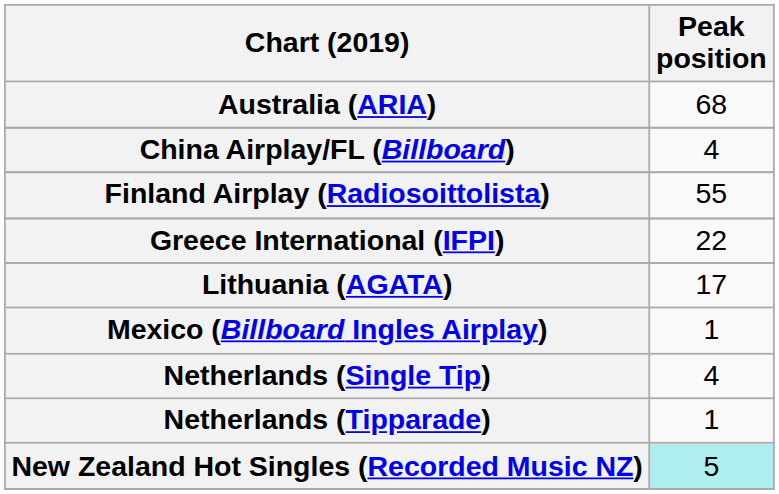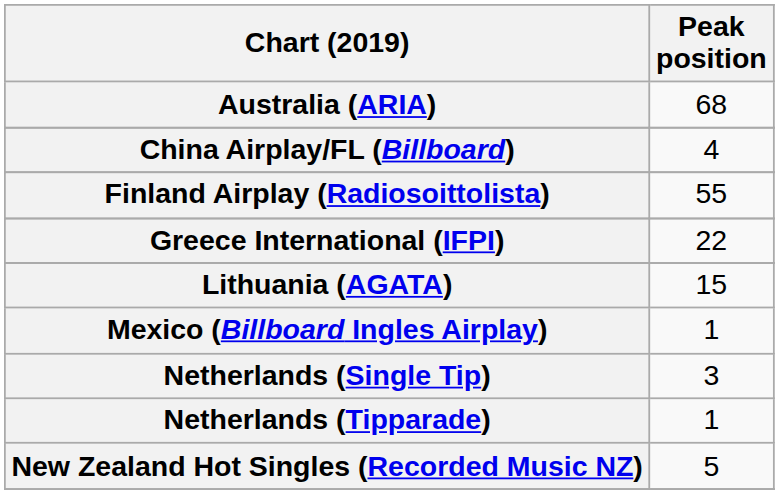(711, 284) 17 -> (711, 284) 15
(711, 375) 4 -> (711, 375) 3
(711, 465) paleturquoise background -> (711, 465) no background
